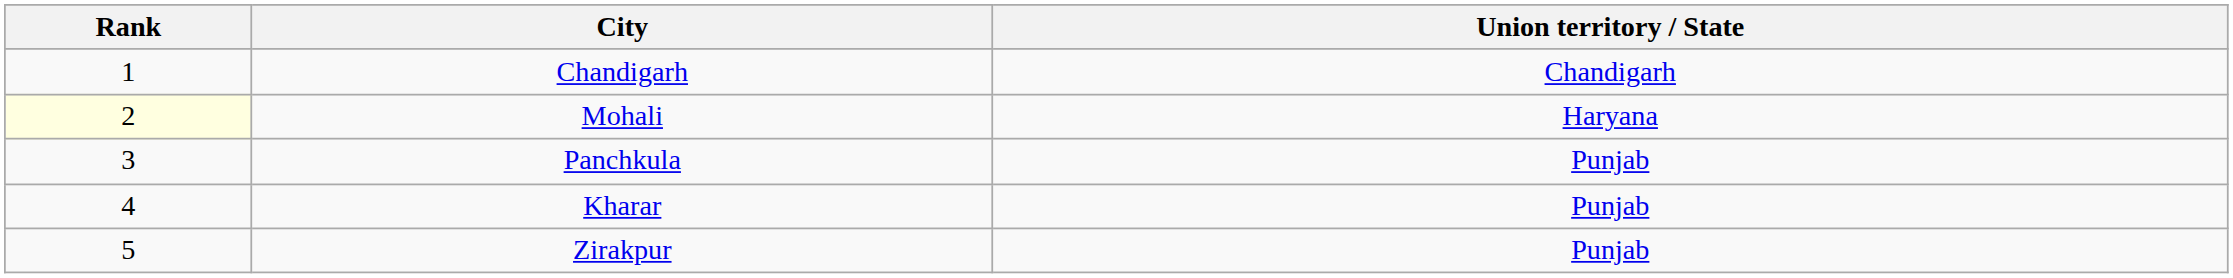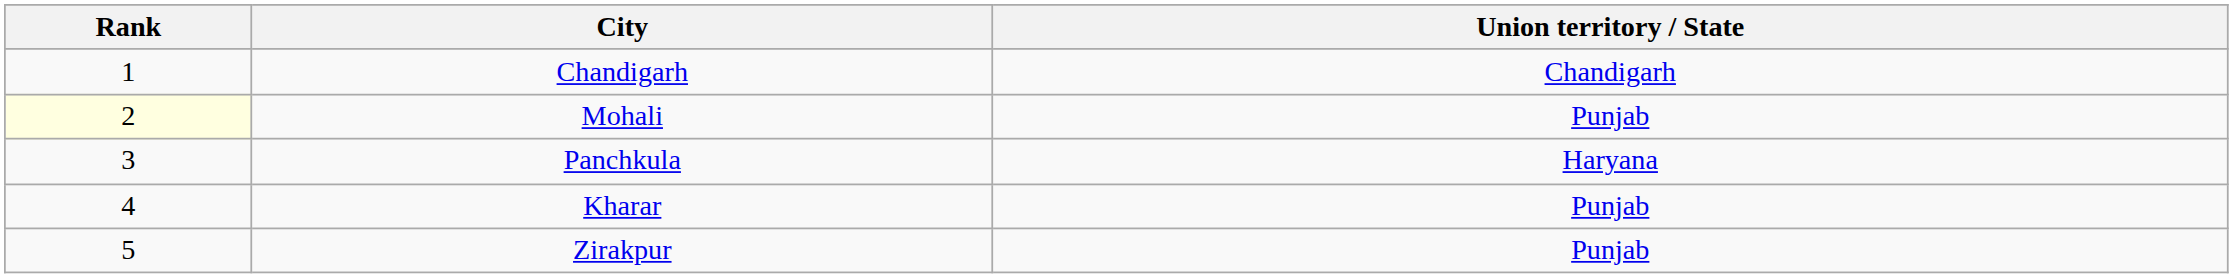(1610, 116) Haryana -> (1610, 116) Punjab
(1610, 160) Punjab -> (1610, 160) Haryana
